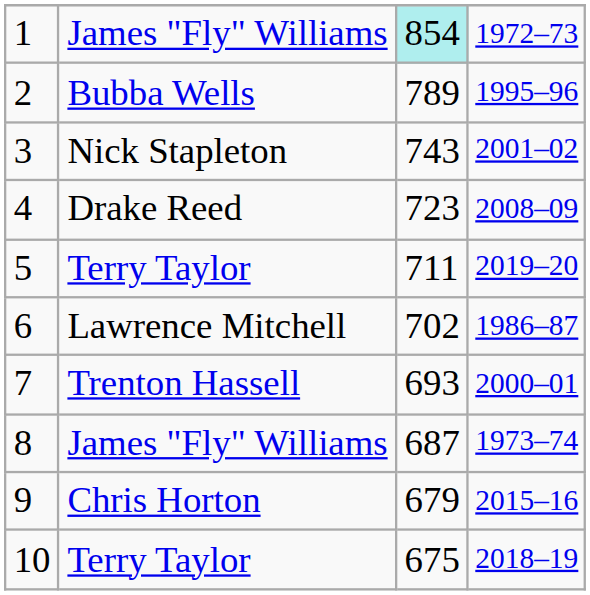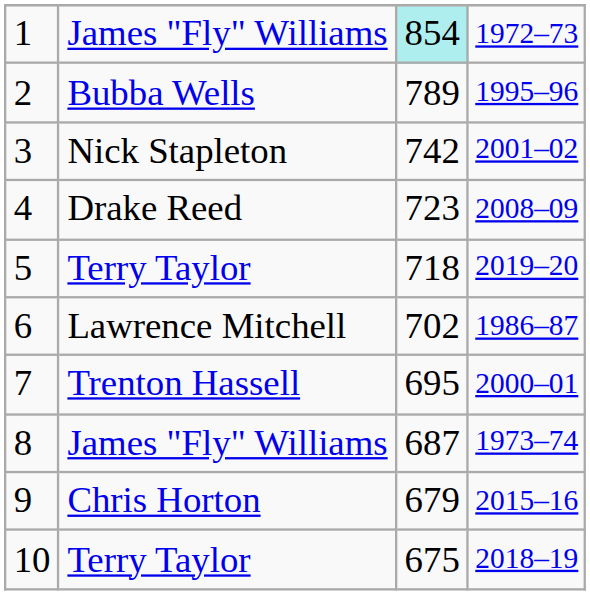(432, 150) 743 -> (432, 150) 742
(432, 267) 711 -> (432, 267) 718
(432, 383) 693 -> (432, 383) 695
